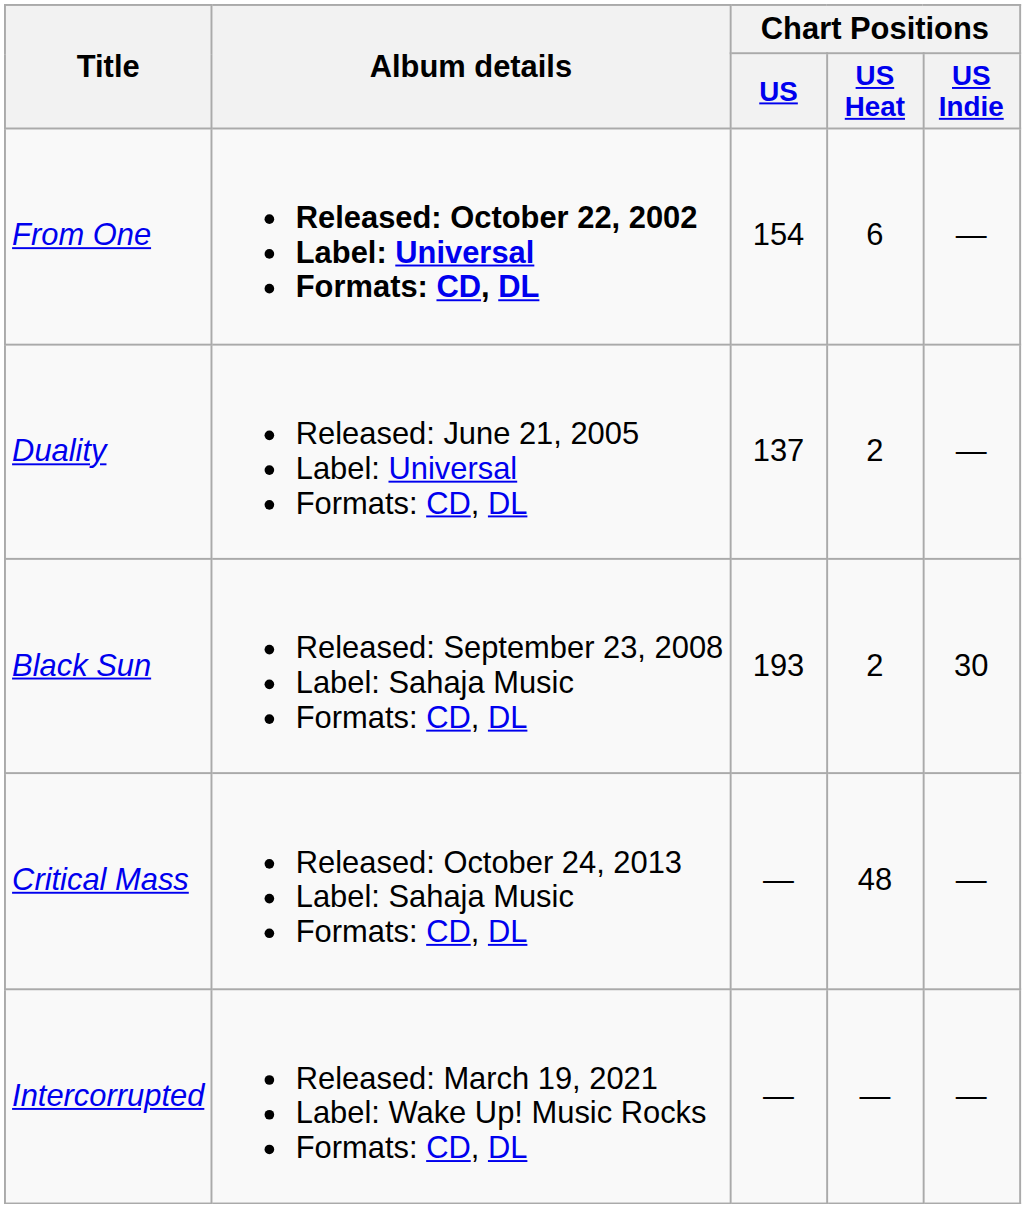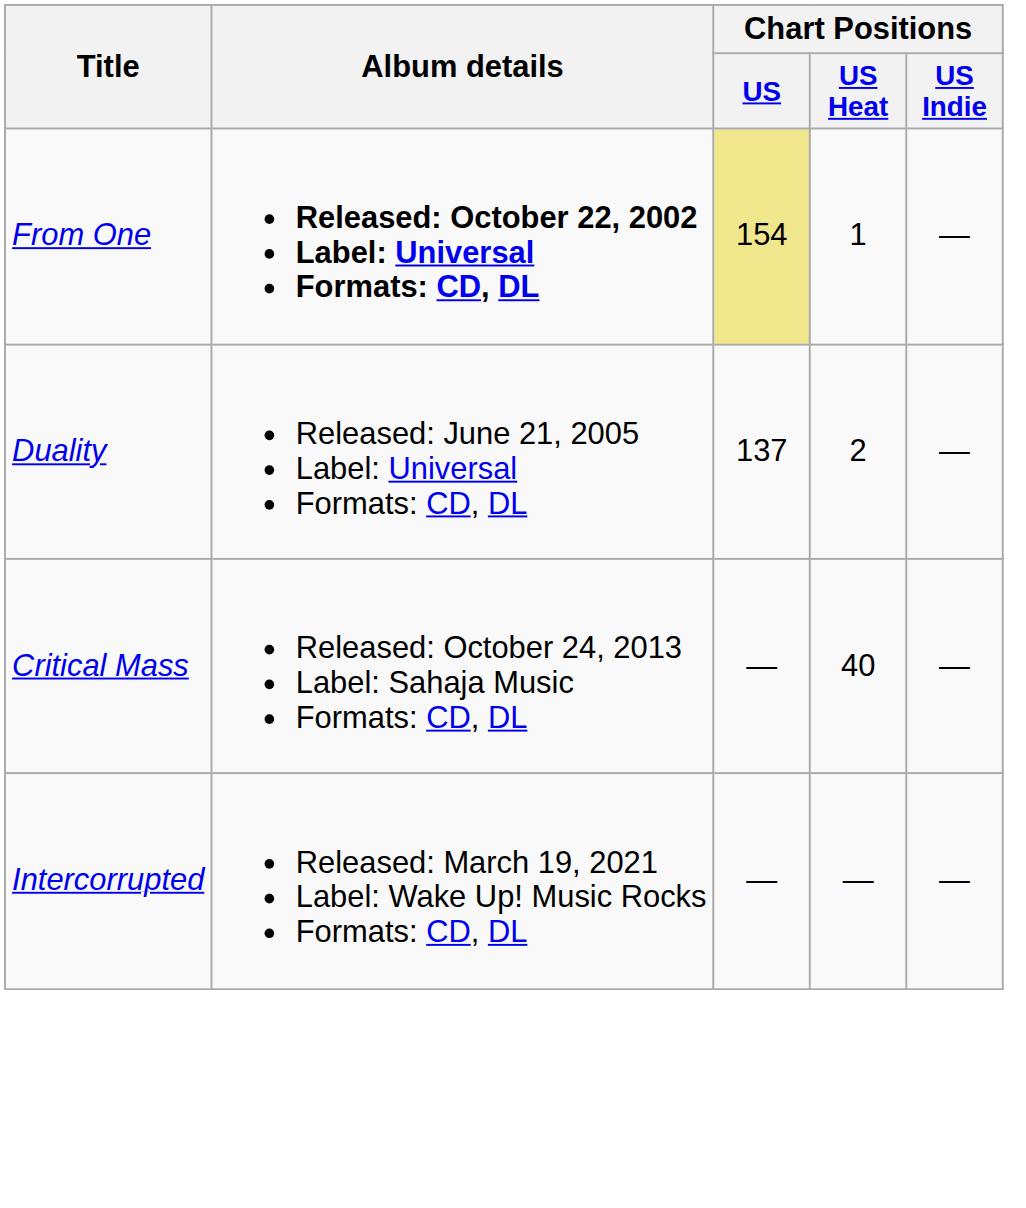(779, 235) no background -> (762, 235) khaki background
(875, 235) 6 -> (858, 235) 1
- row: (82, 665)
(875, 880) 48 -> (858, 665) 40
